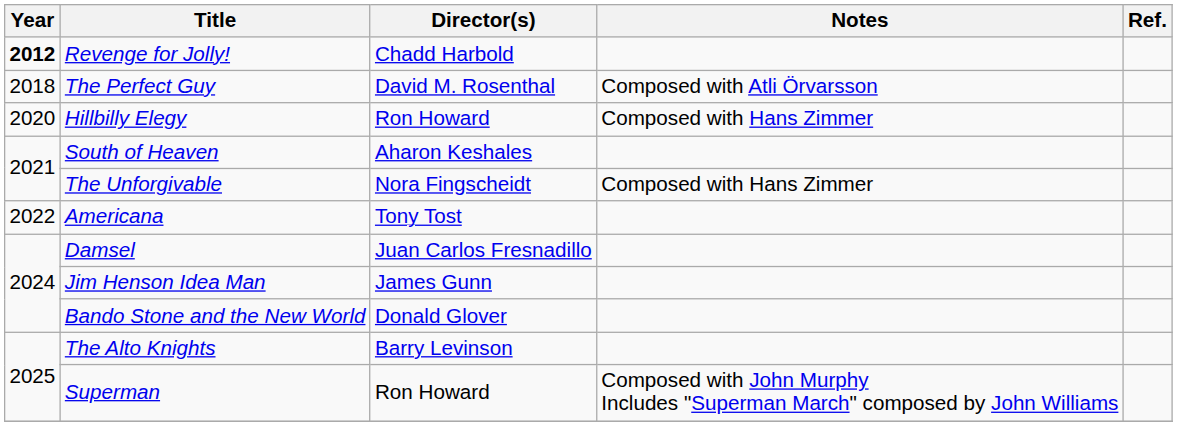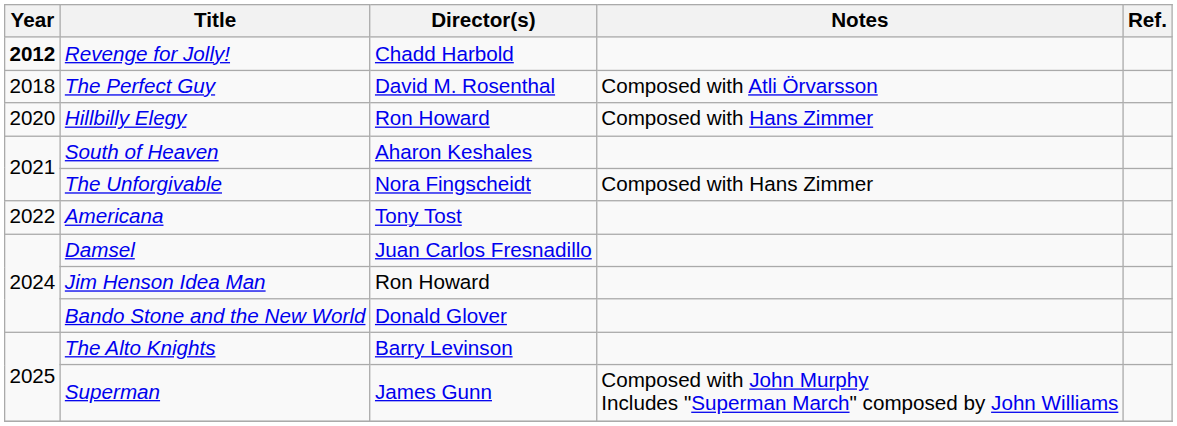(433, 282) James Gunn -> (432, 282) Ron Howard
(432, 392) Ron Howard -> (433, 392) James Gunn
